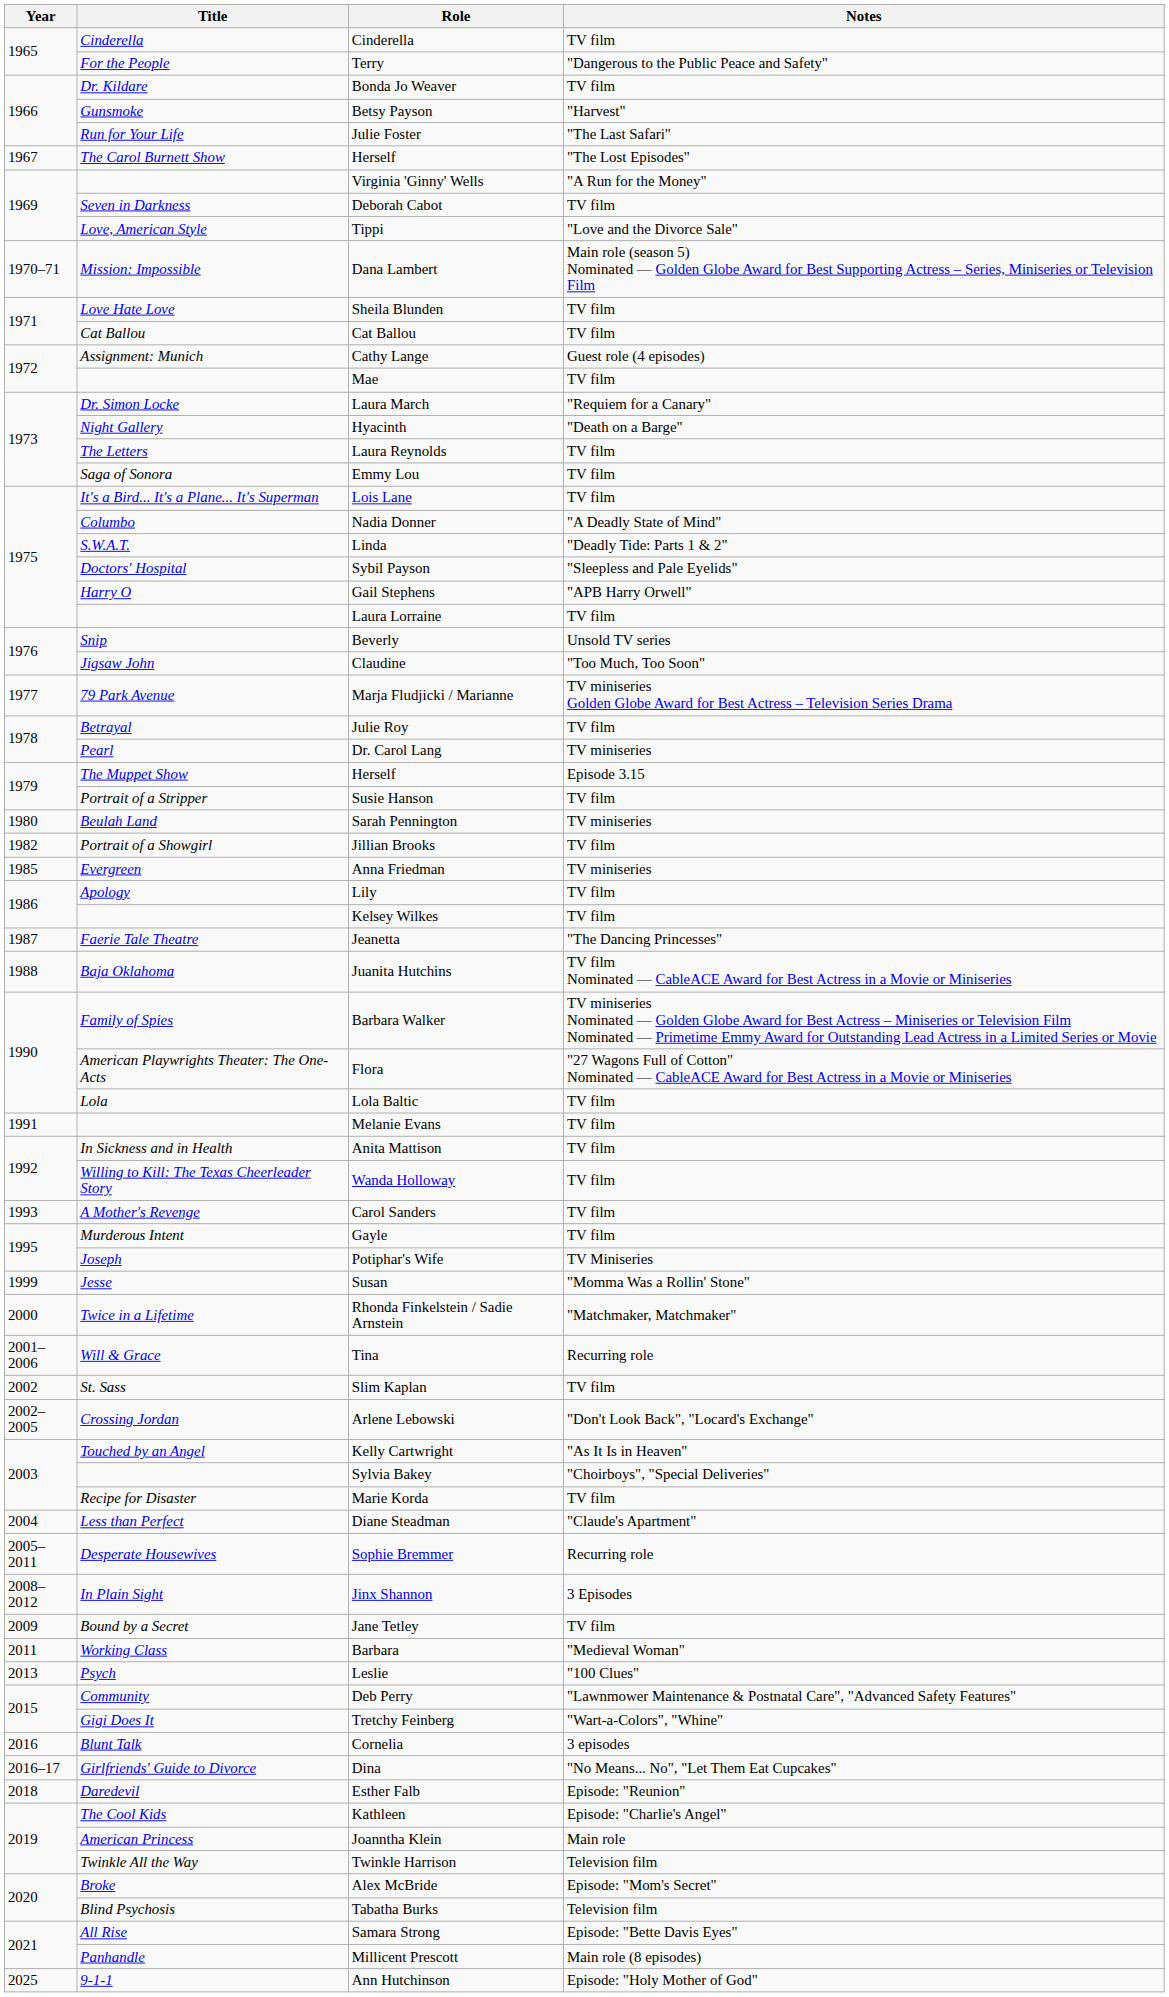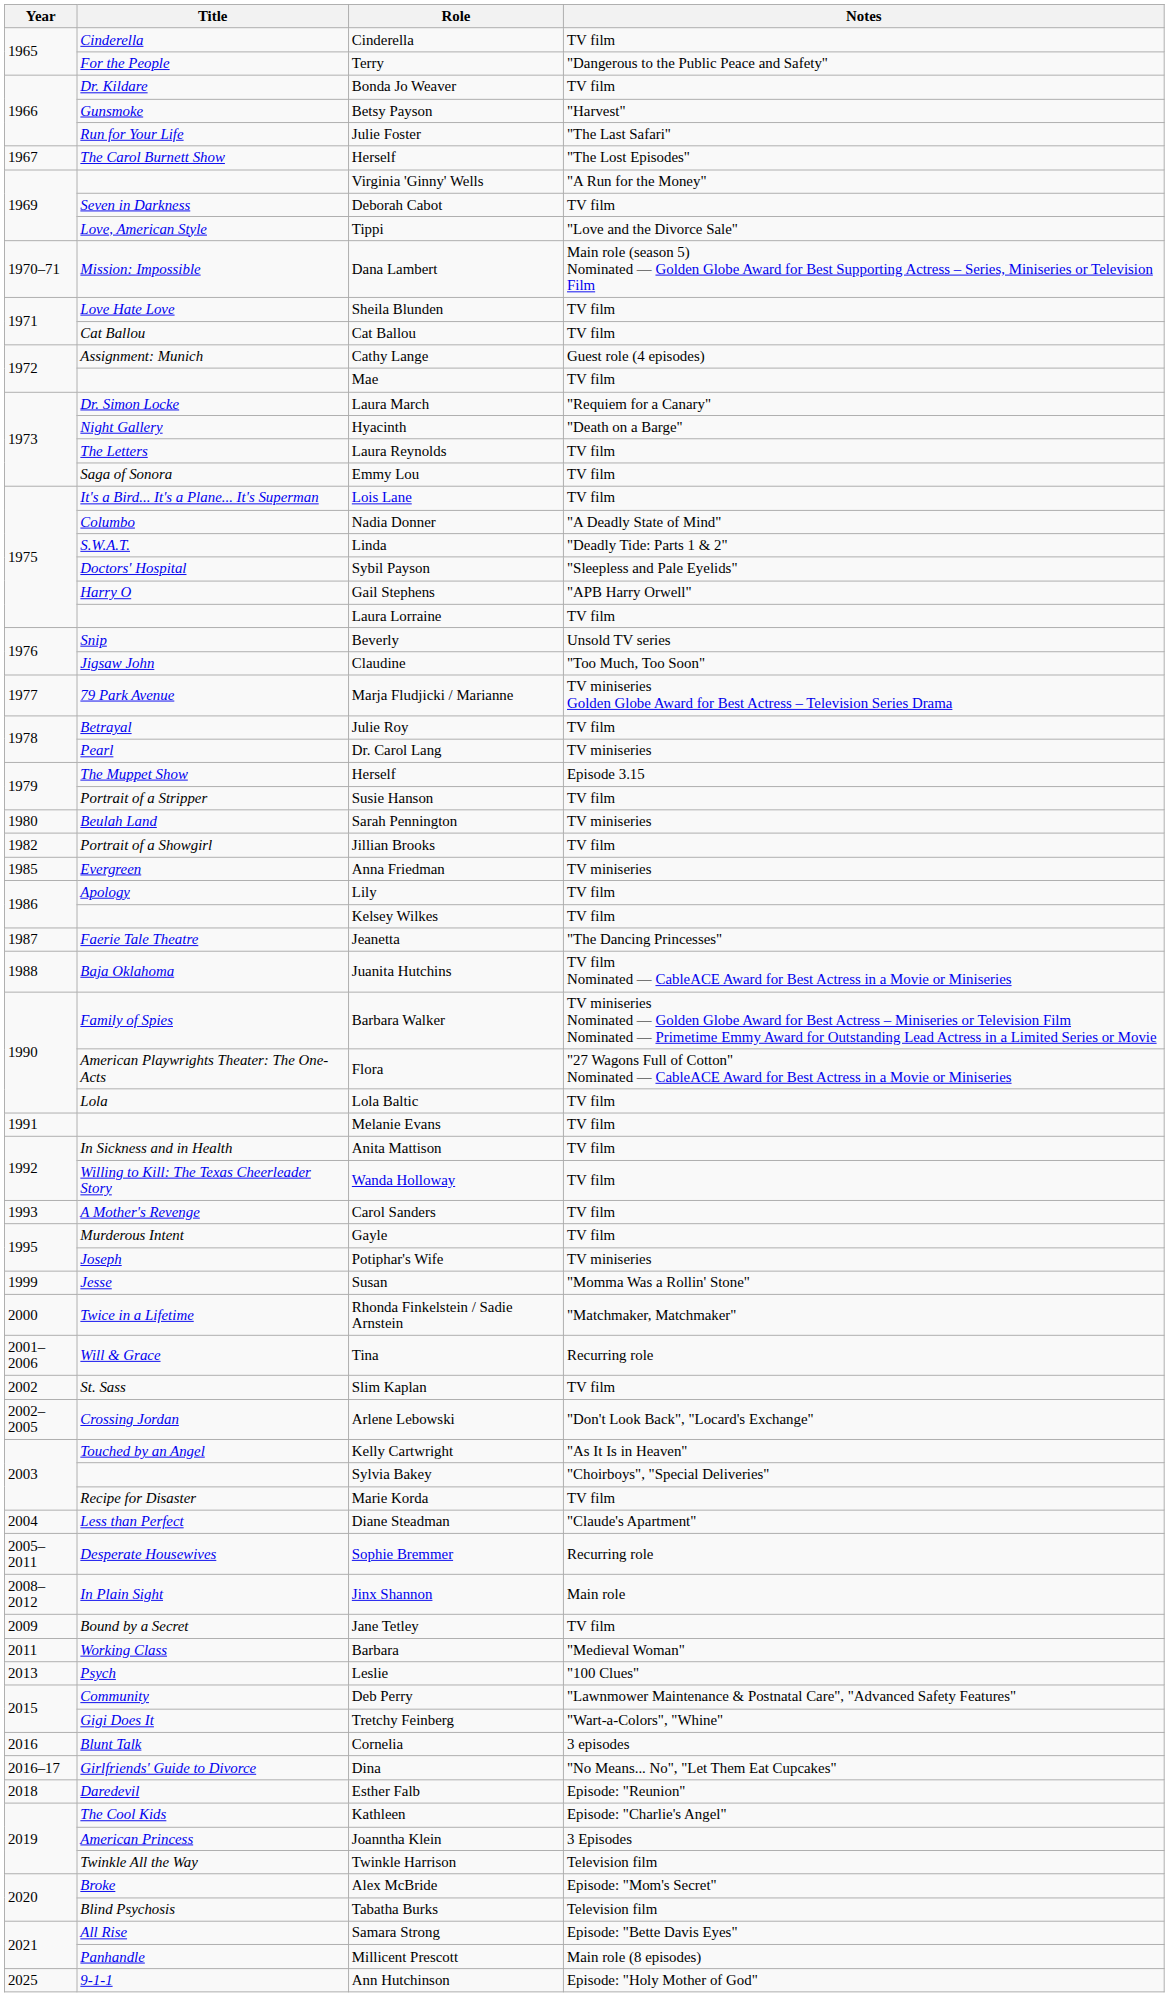(610, 1259) TV Miniseries -> (609, 1259) TV miniseries
(599, 1594) 3 Episodes -> (596, 1594) Main role
(596, 1838) Main role -> (599, 1838) 3 Episodes
